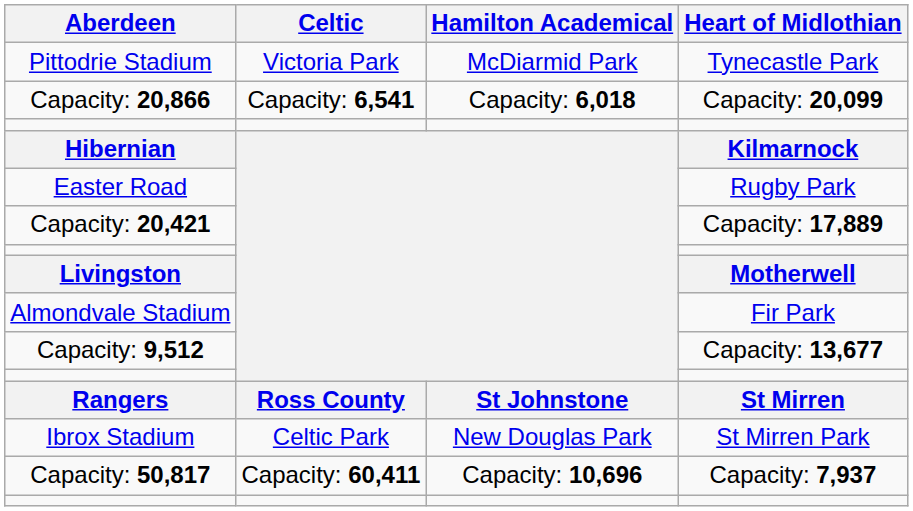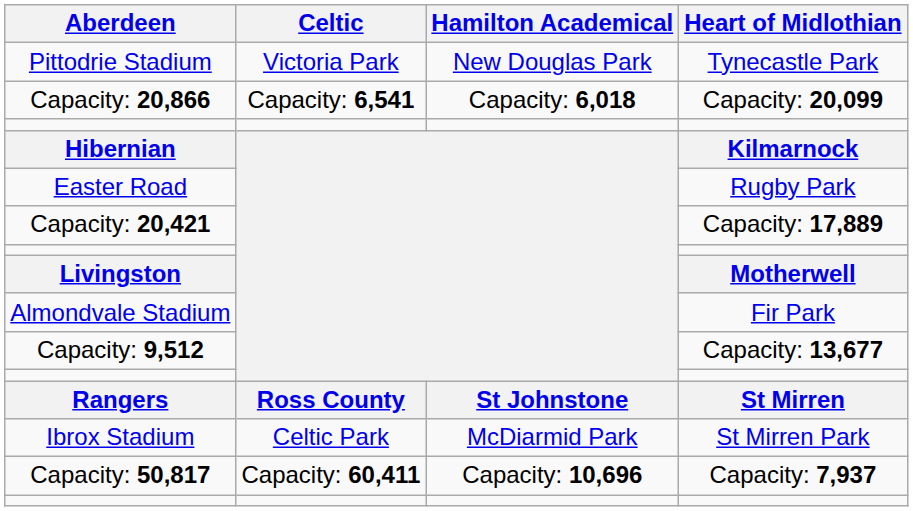(552, 61) McDiarmid Park -> (552, 61) New Douglas Park
(552, 437) New Douglas Park -> (552, 437) McDiarmid Park
